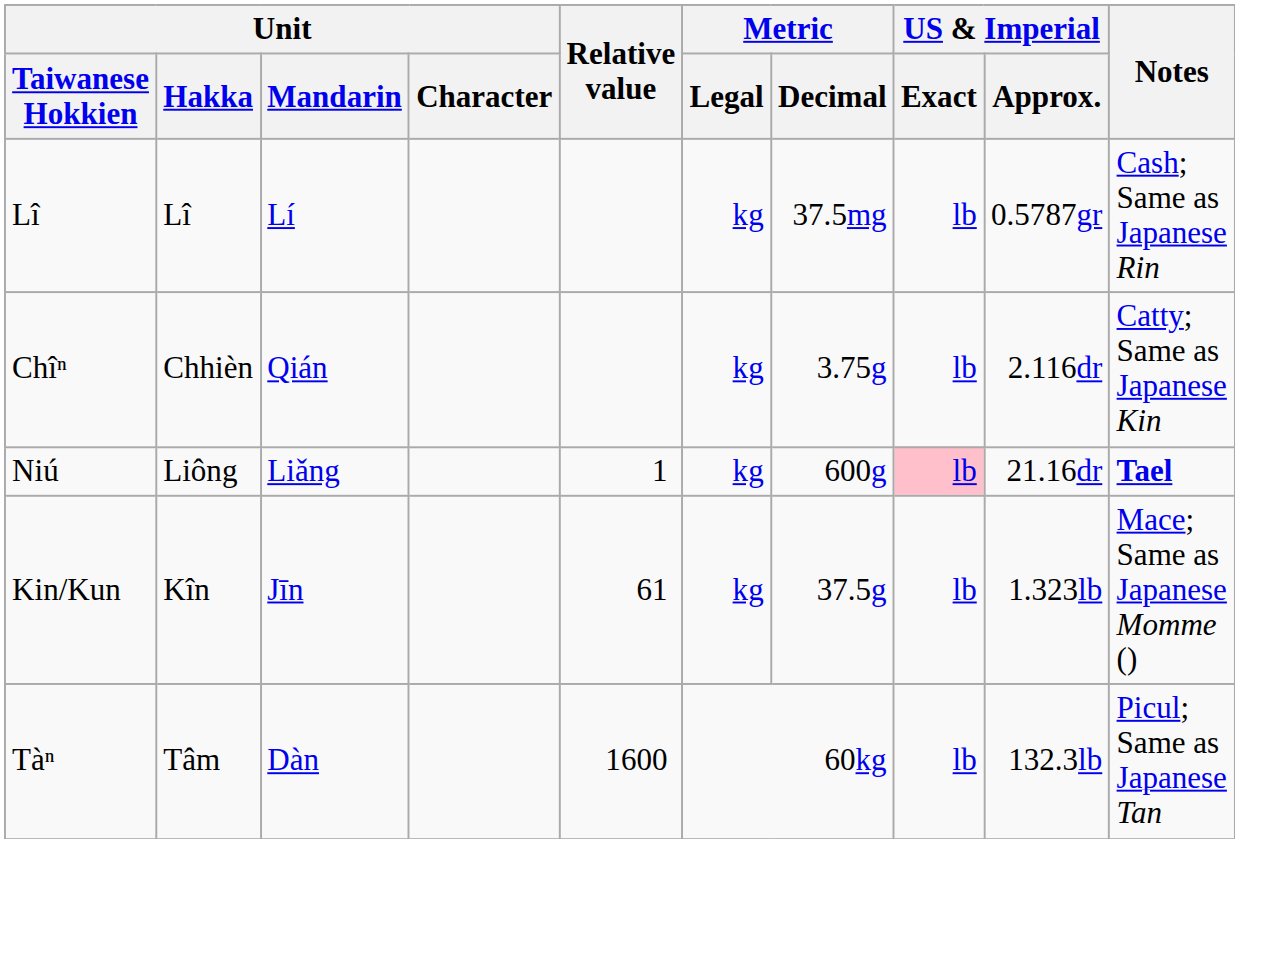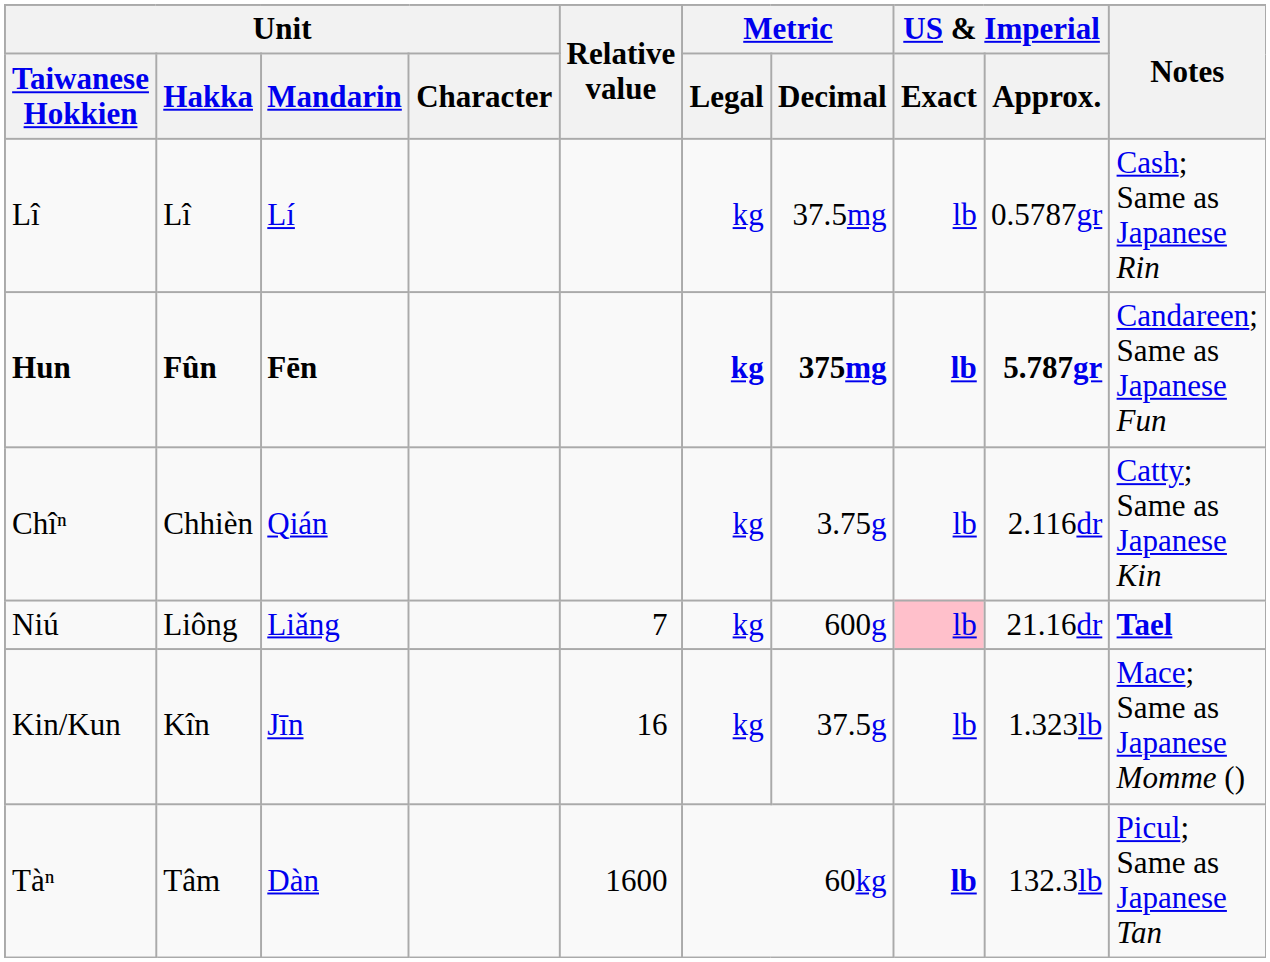+ row: (41, 368)
(664, 470) 1 -> (664, 624) 7
(656, 589) 61 -> (656, 726) 16
(965, 760) normal -> (964, 880) bold
